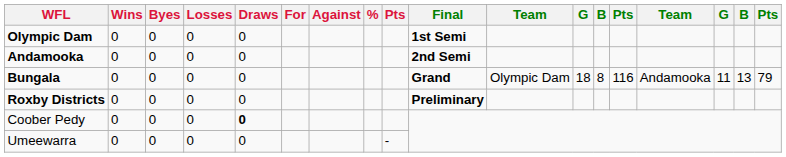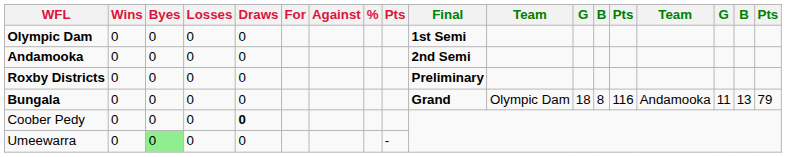rows swapped: (56, 99) <-> (34, 78)
(152, 141) no background -> (152, 141) lightgreen background
